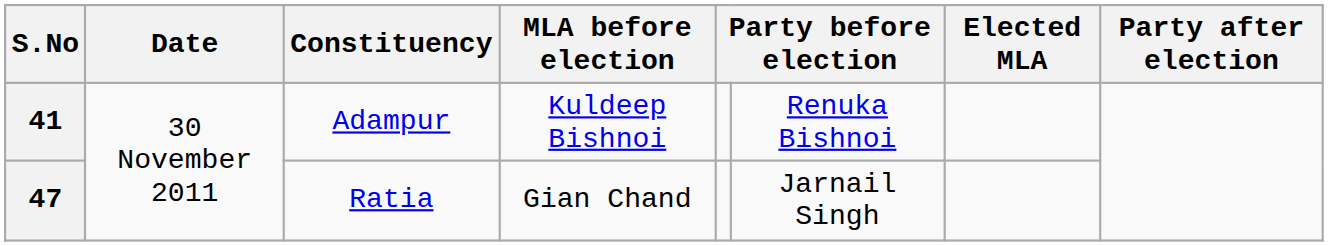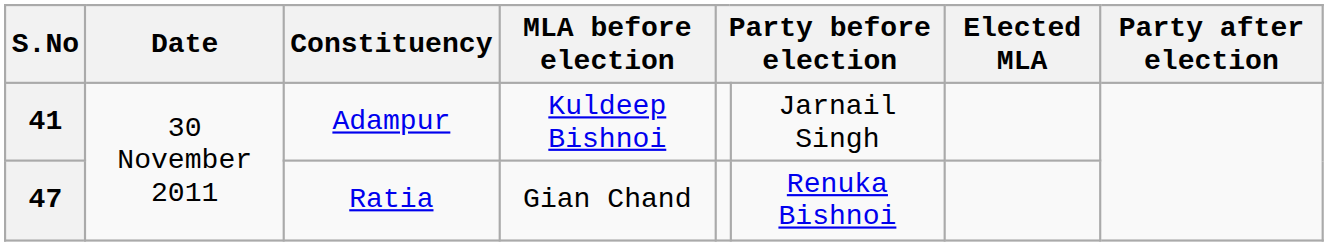(837, 122) Renuka Bishnoi -> (837, 122) Jarnail Singh
(837, 200) Jarnail Singh -> (837, 200) Renuka Bishnoi
